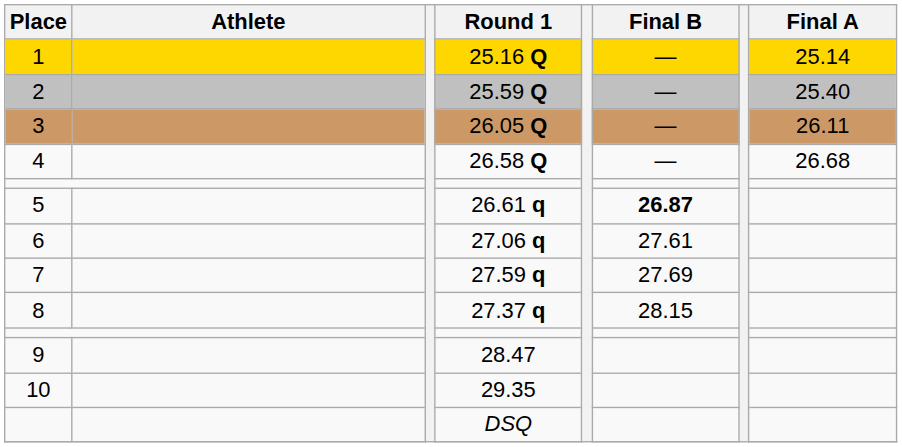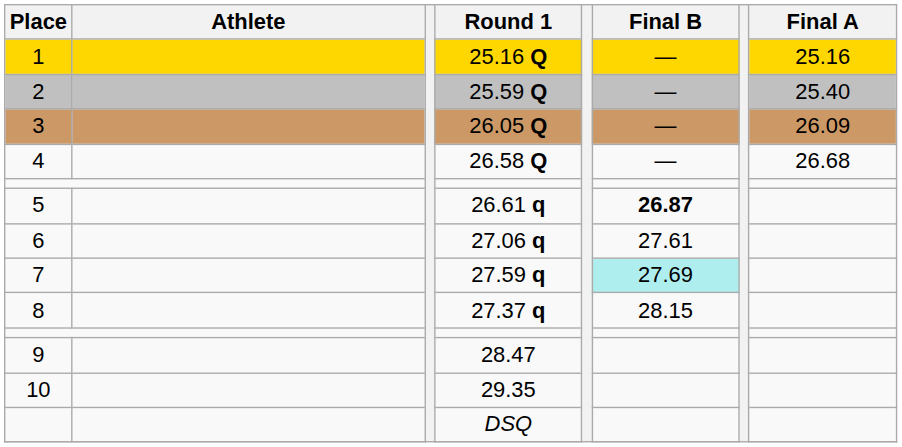(823, 56) 25.14 -> (823, 56) 25.16
(823, 126) 26.11 -> (823, 126) 26.09
(666, 275) no background -> (666, 275) paleturquoise background
